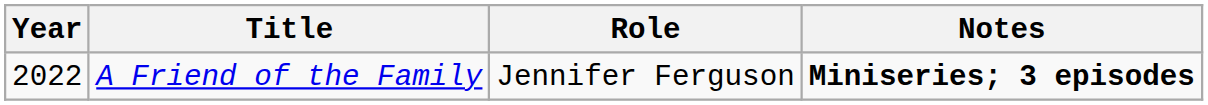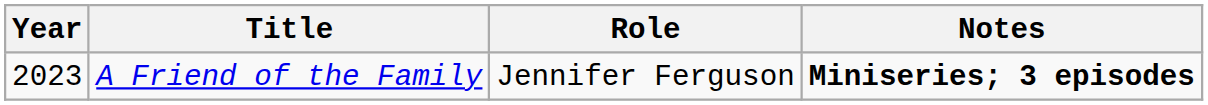(47, 77) 2022 -> (47, 77) 2023
